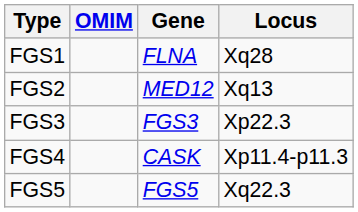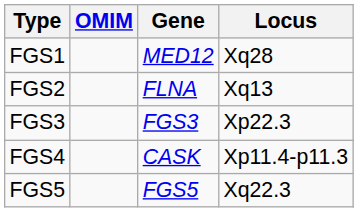(170, 55) FLNA -> (178, 55) MED12
(178, 88) MED12 -> (170, 88) FLNA
